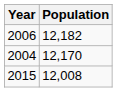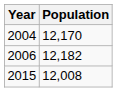rows swapped: (22, 55) <-> (22, 35)
